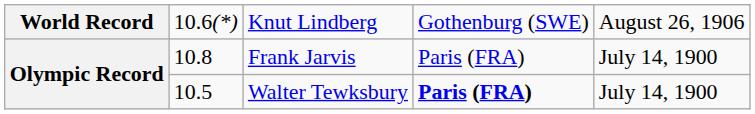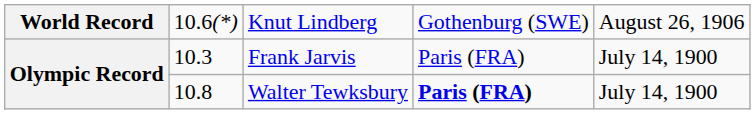(193, 56) 10.8 -> (193, 56) 10.3
(193, 91) 10.5 -> (193, 91) 10.8
